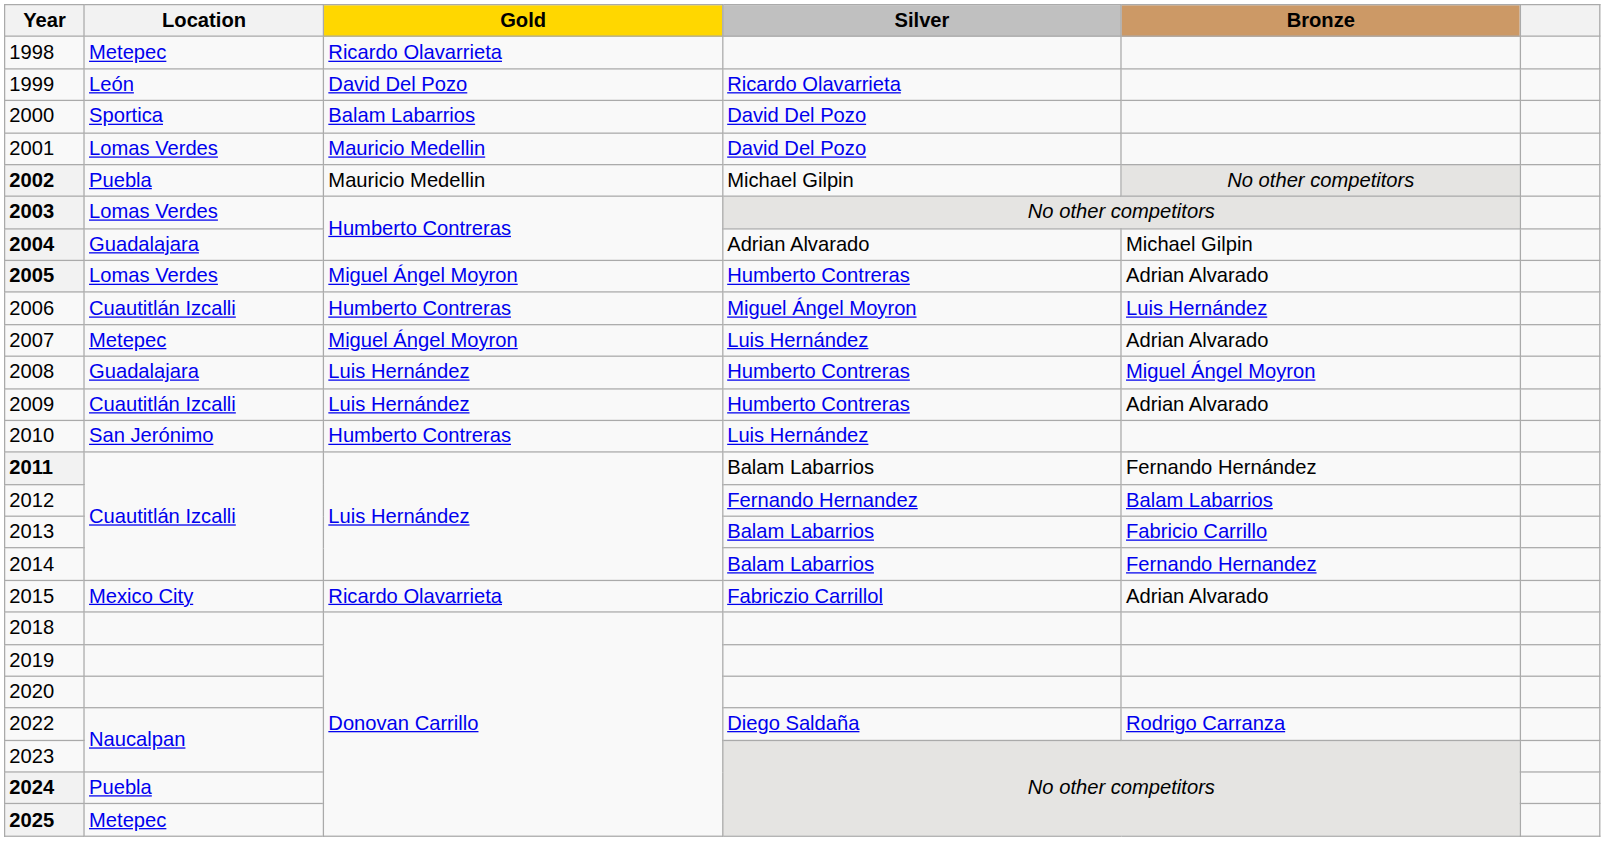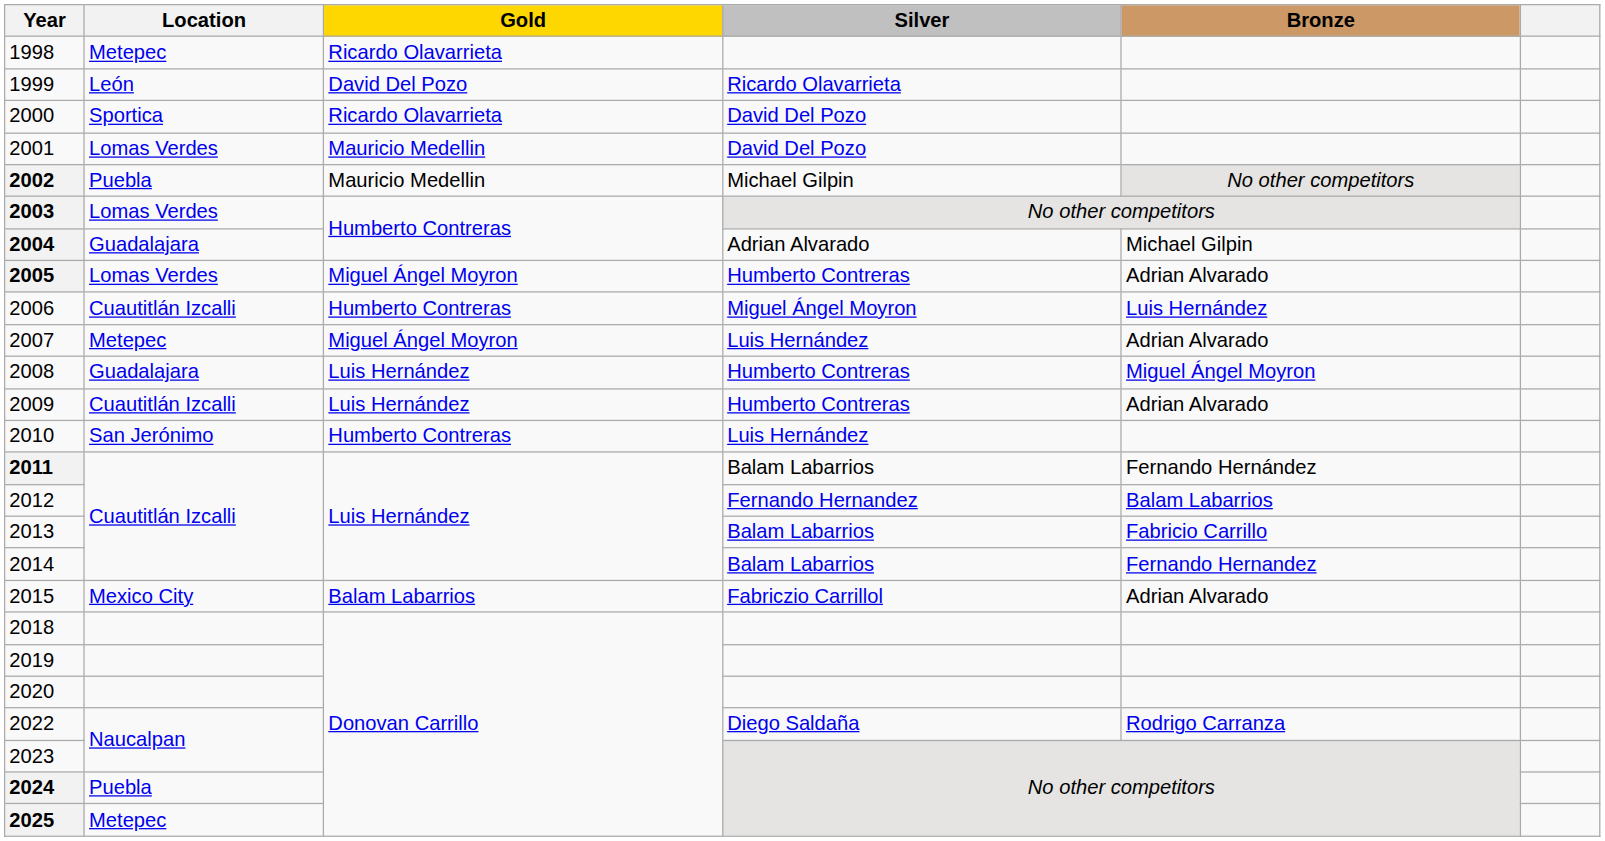(402, 116) Balam Labarrios -> (415, 116) Ricardo Olavarrieta
(415, 595) Ricardo Olavarrieta -> (402, 595) Balam Labarrios
